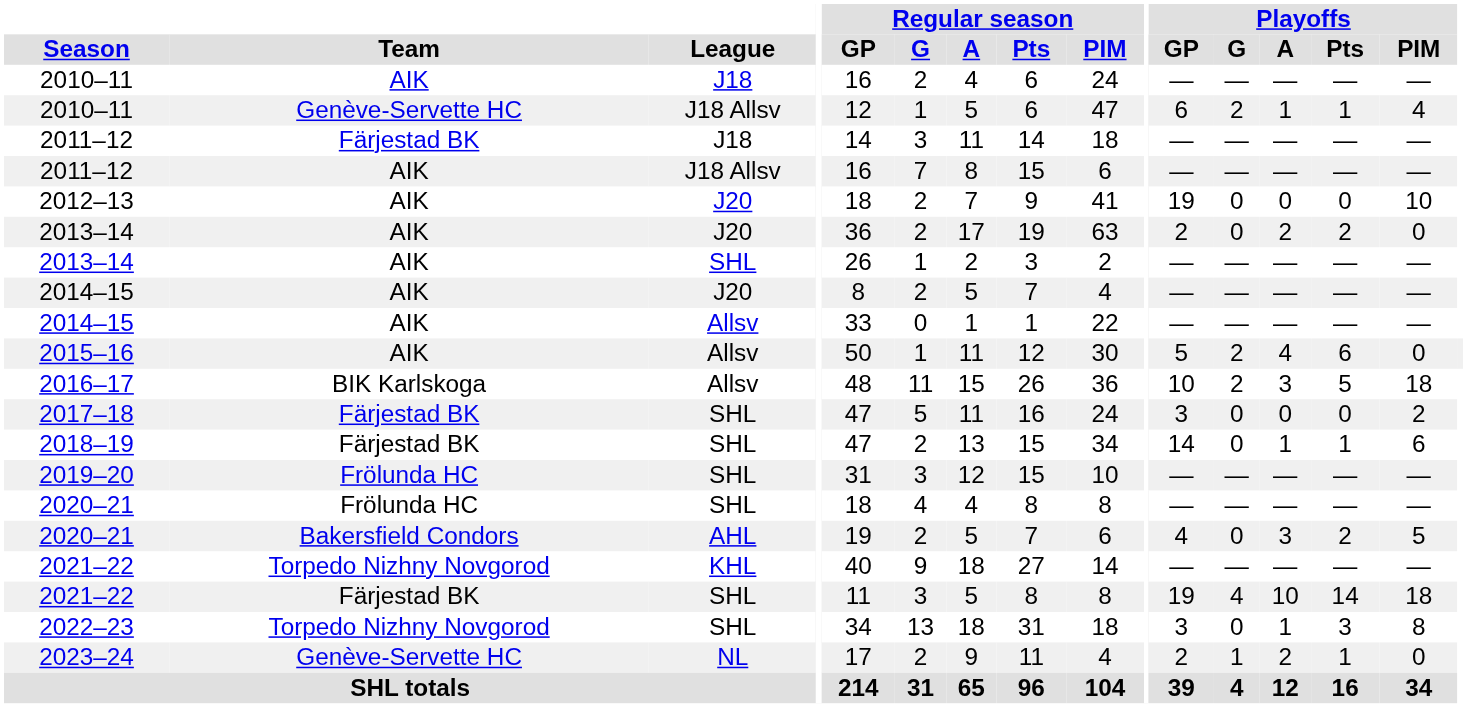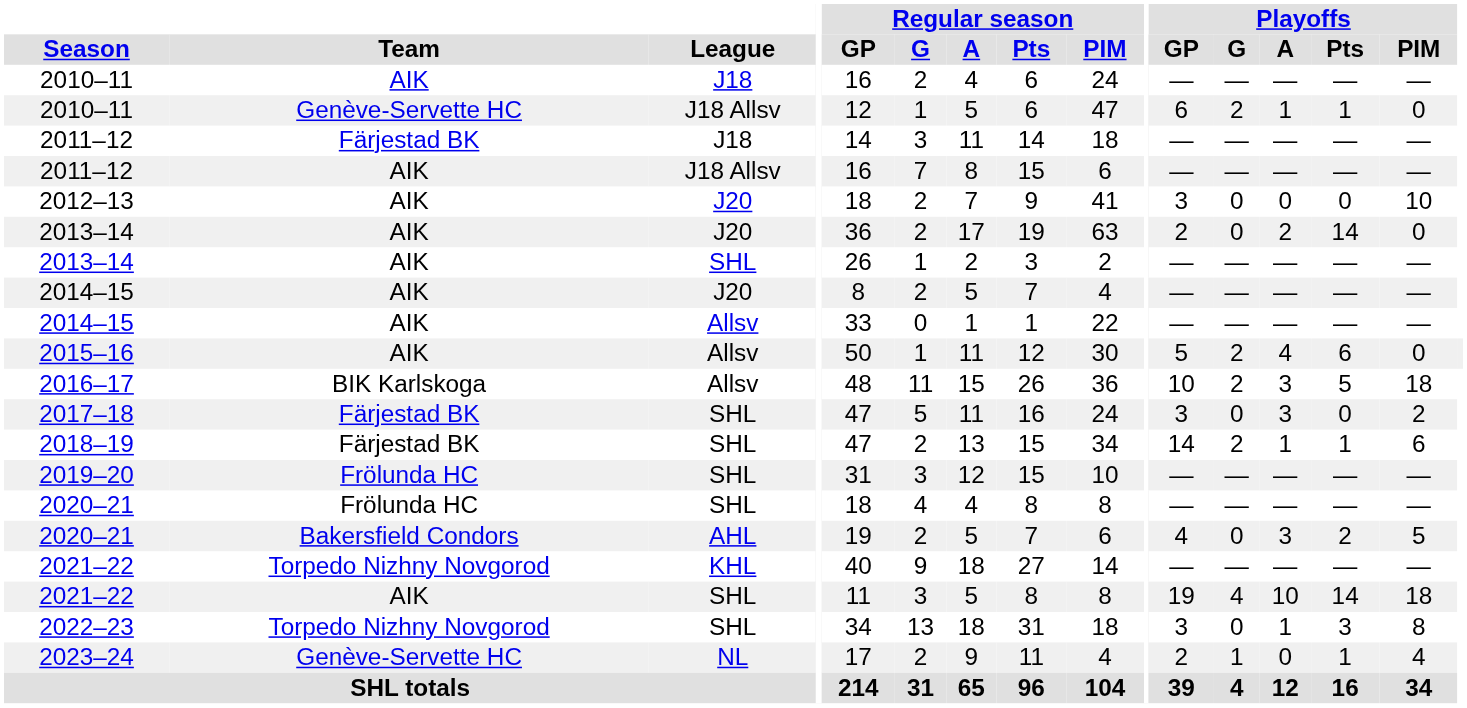(1419, 110) 4 -> (1419, 110) 0
(1181, 201) 19 -> (1181, 201) 3
(1345, 231) 2 -> (1345, 231) 14
(1285, 414) 0 -> (1285, 414) 3
(1237, 444) 0 -> (1237, 444) 2
(409, 596) Färjestad BK -> (409, 596) AIK
(1285, 657) 2 -> (1285, 657) 0
(1419, 657) 0 -> (1419, 657) 4
